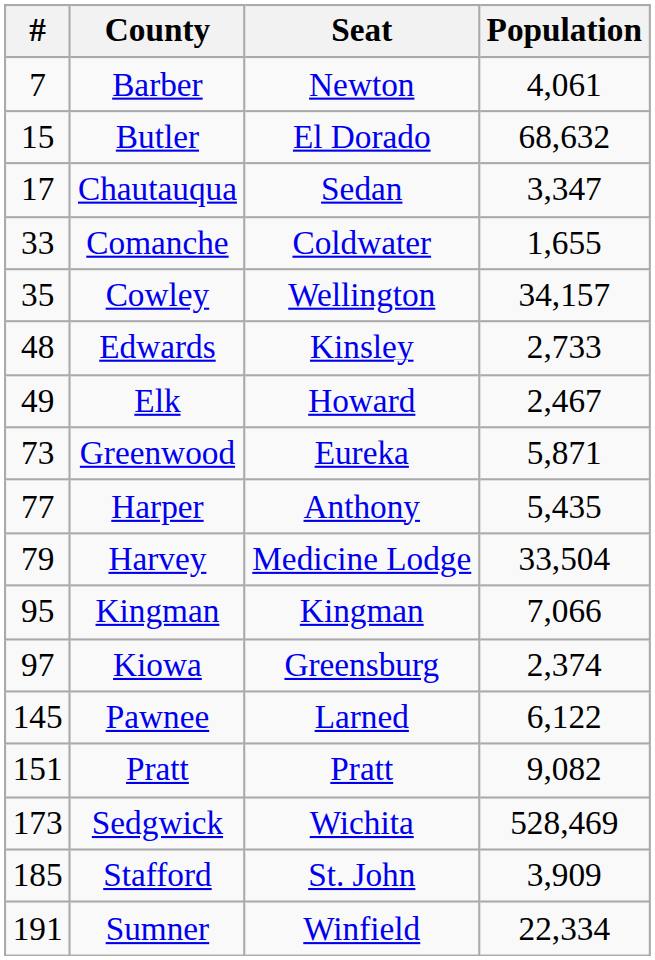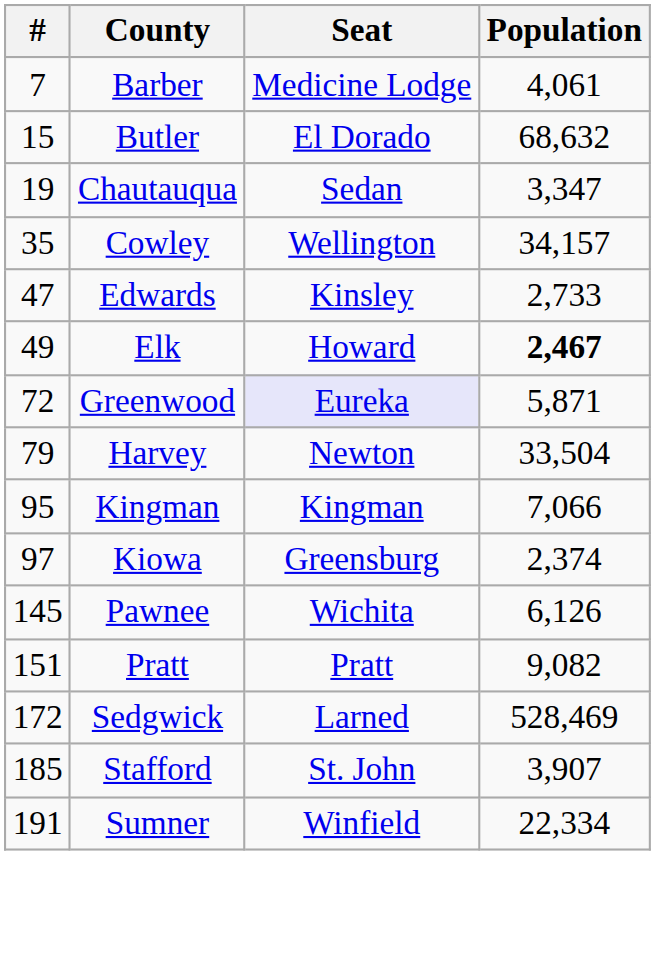(362, 83) Newton -> (362, 83) Medicine Lodge
(38, 189) 17 -> (38, 189) 19
- row: (157, 242)
(38, 347) 48 -> (38, 294) 47
(564, 400) normal -> (564, 347) bold
(38, 453) 73 -> (38, 400) 72
(362, 453) no background -> (362, 400) lavender background
- row: (157, 505)
(362, 558) Medicine Lodge -> (362, 453) Newton
(362, 717) Larned -> (362, 611) Wichita
(564, 717) 6,122 -> (564, 611) 6,126
(38, 822) 173 -> (38, 717) 172
(362, 822) Wichita -> (362, 717) Larned
(564, 875) 3,909 -> (564, 769) 3,907
